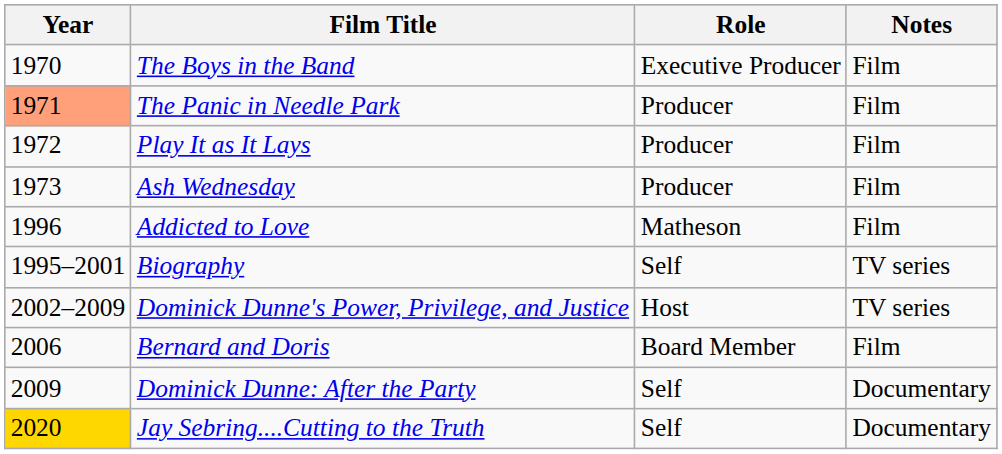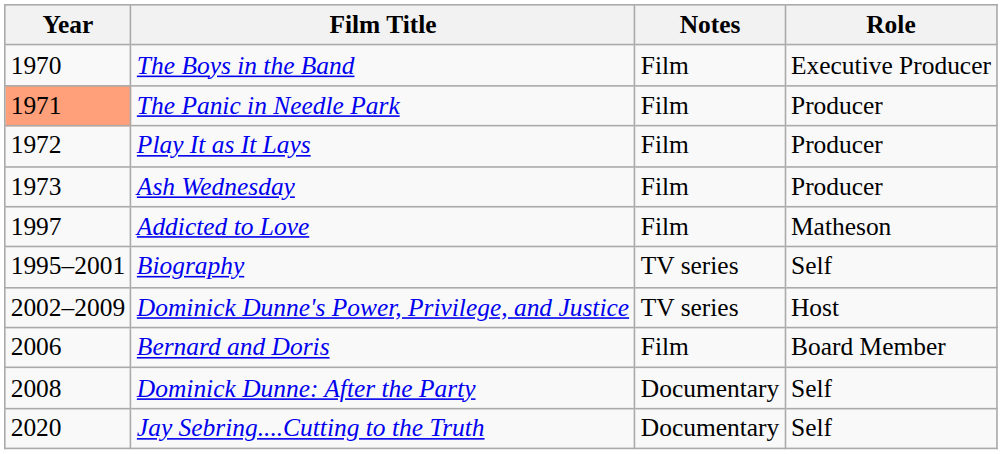columns swapped: (741, 24) <-> (922, 24)
(36, 226) 1996 -> (36, 226) 1997
(36, 387) 2009 -> (36, 387) 2008
(36, 428) gold background -> (36, 428) no background
